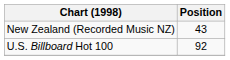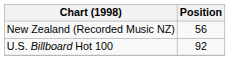(201, 30) 43 -> (201, 30) 56
